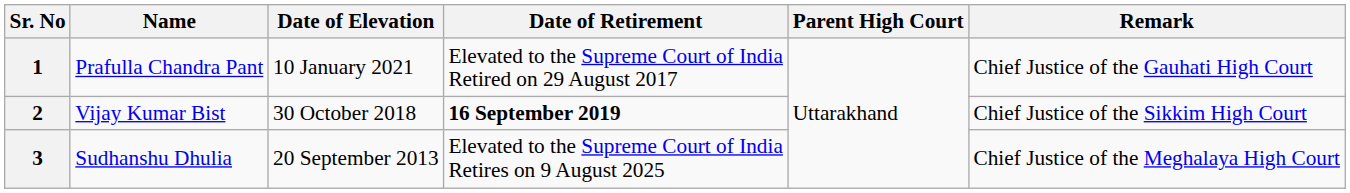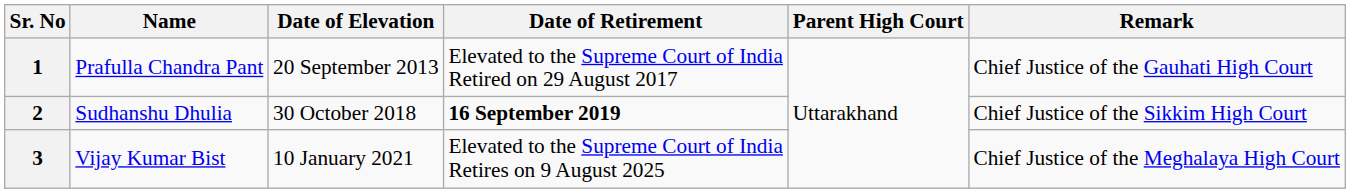(343, 67) 10 January 2021 -> (356, 67) 20 September 2013
(150, 112) Vijay Kumar Bist -> (154, 112) Sudhanshu Dhulia
(154, 158) Sudhanshu Dhulia -> (150, 158) Vijay Kumar Bist
(356, 158) 20 September 2013 -> (343, 158) 10 January 2021
